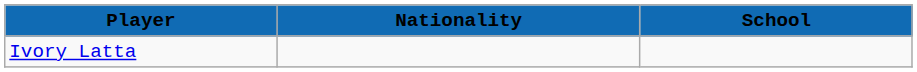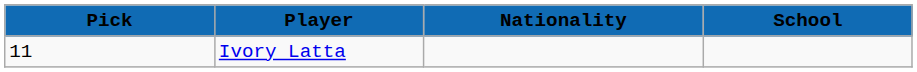+ column: (109, 20)
